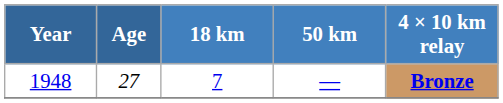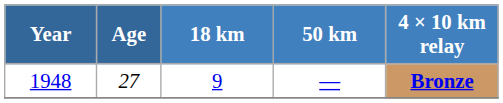(217, 80) 7 -> (217, 80) 9
